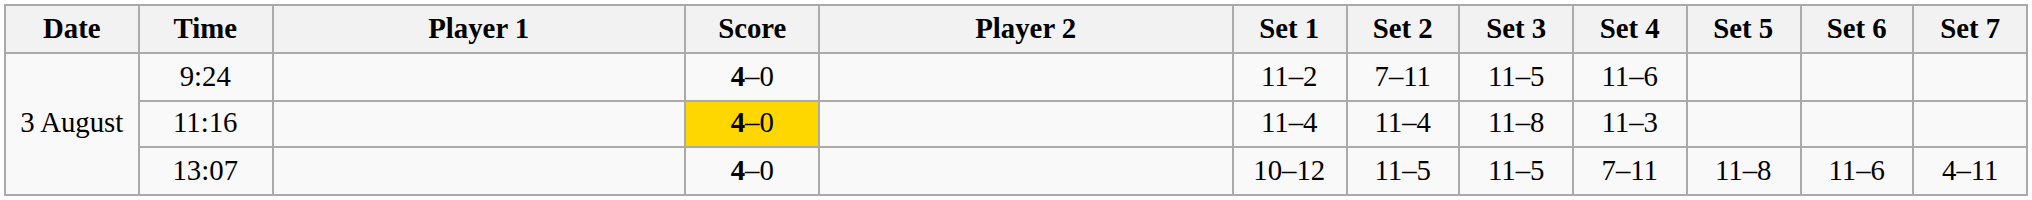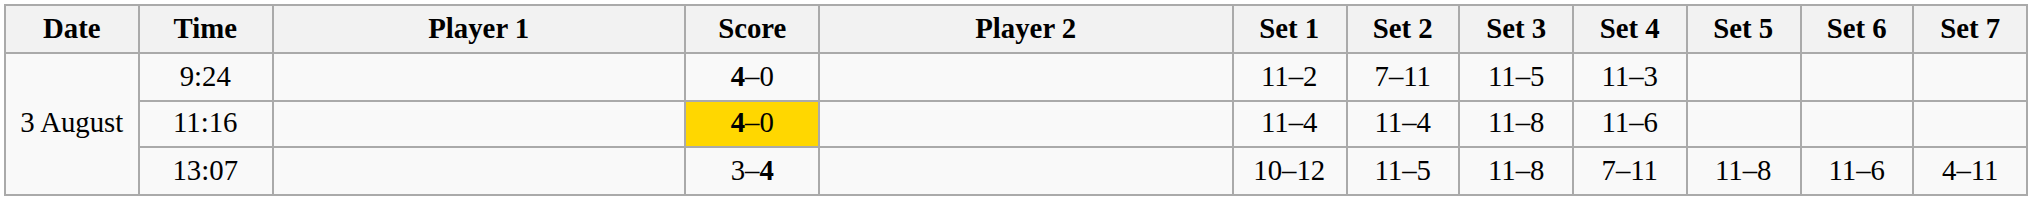(1630, 76) 11–6 -> (1630, 76) 11–3
(1630, 123) 11–3 -> (1630, 123) 11–6
(752, 171) 4–0 -> (752, 171) 3–4
(1516, 171) 11–5 -> (1516, 171) 11–8
